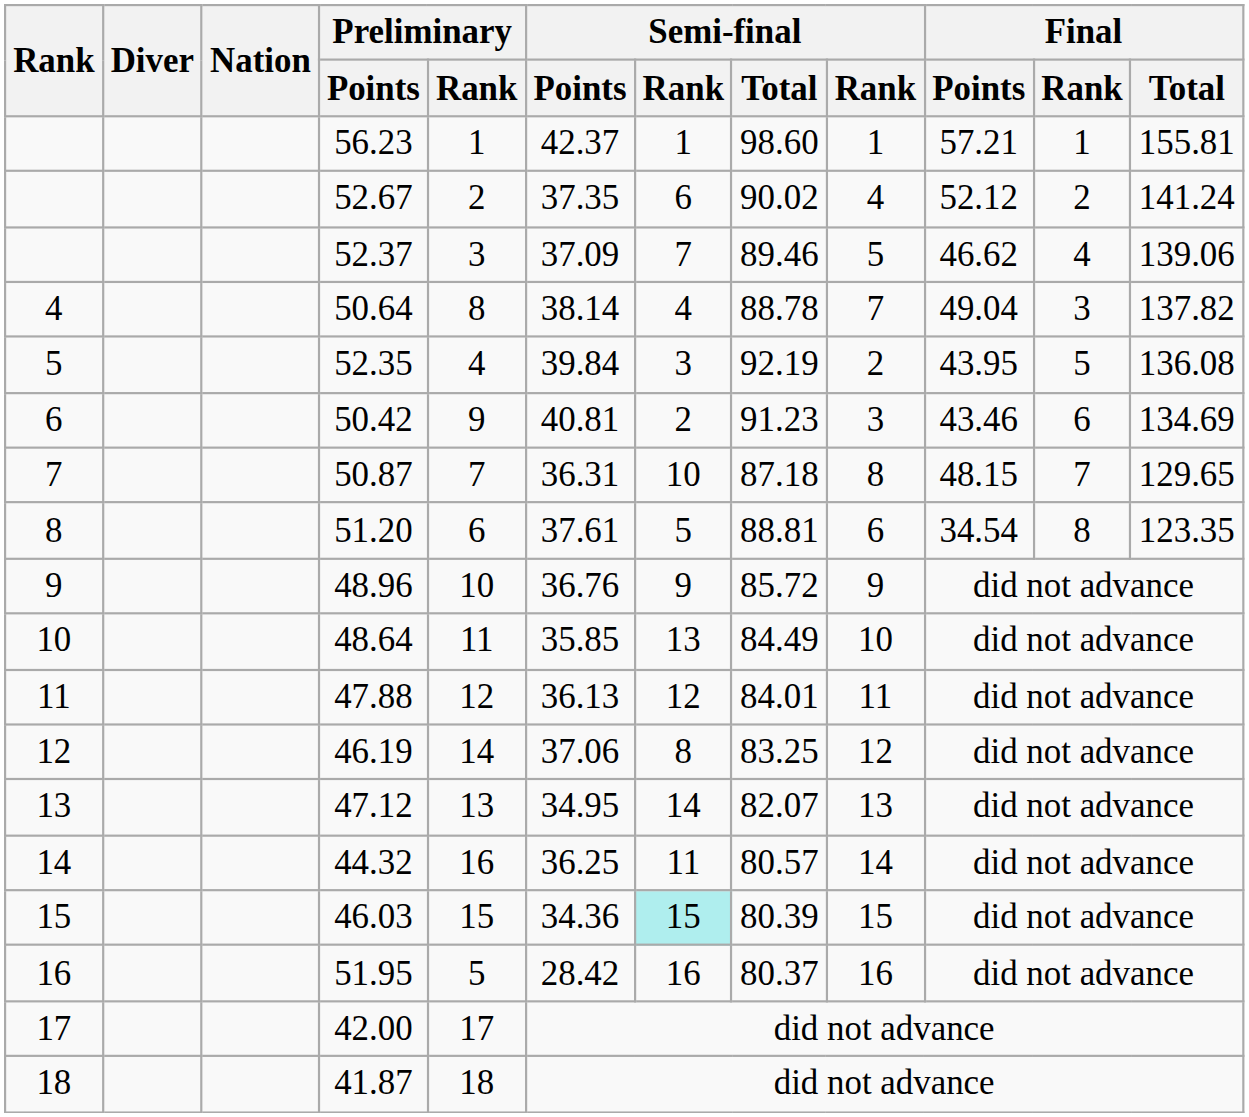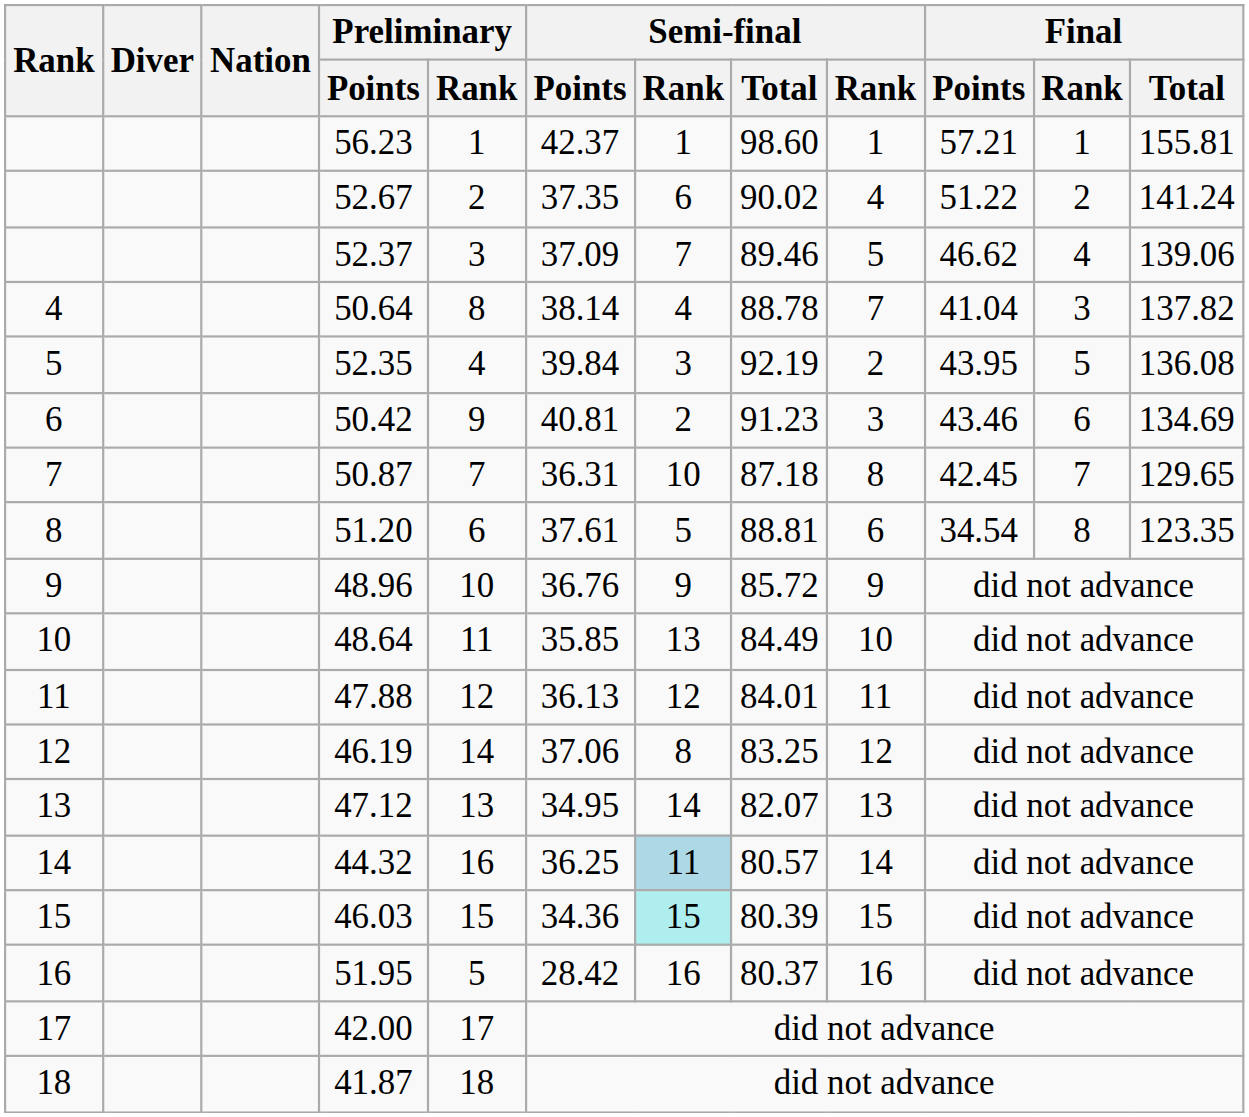(979, 198) 52.12 -> (979, 198) 51.22
(979, 308) 49.04 -> (979, 308) 41.04
(979, 474) 48.15 -> (979, 474) 42.45
(683, 861) no background -> (683, 861) lightblue background
